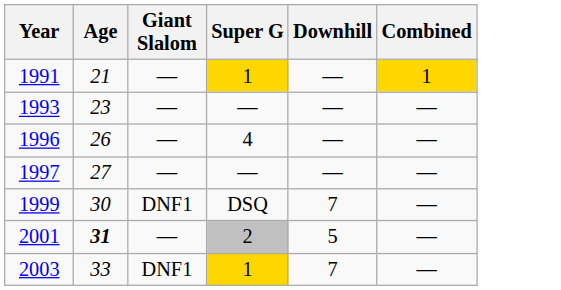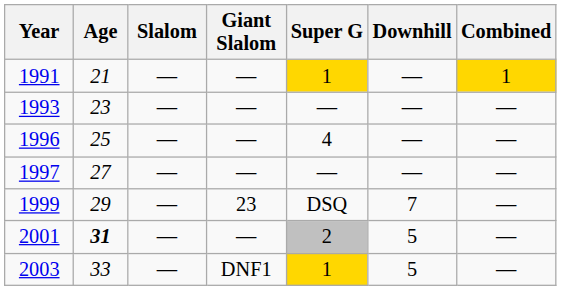+ column: (167, 32)
(101, 140) 26 -> (101, 140) 25
(101, 204) 30 -> (101, 204) 29
(167, 204) DNF1 -> (246, 204) 23
(333, 269) 7 -> (412, 269) 5
